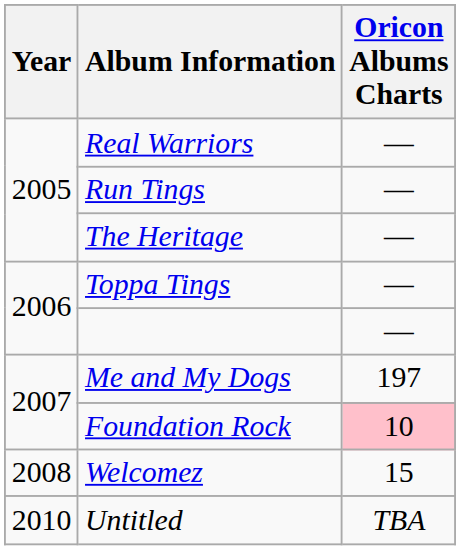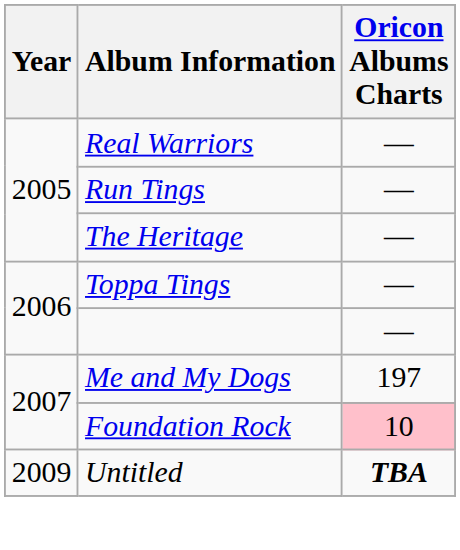- row: (144, 472)
(42, 519) 2010 -> (42, 472) 2009
(399, 519) normal -> (399, 472) bold
